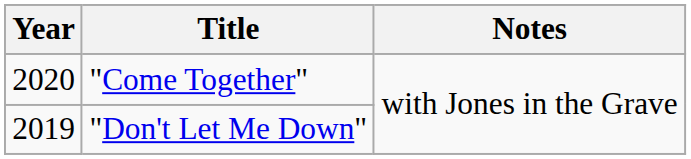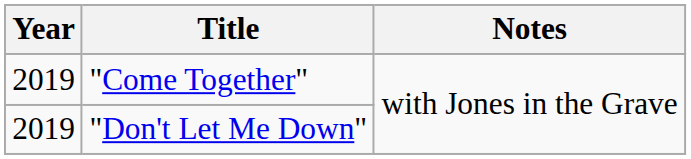(44, 79) 2020 -> (44, 79) 2019
